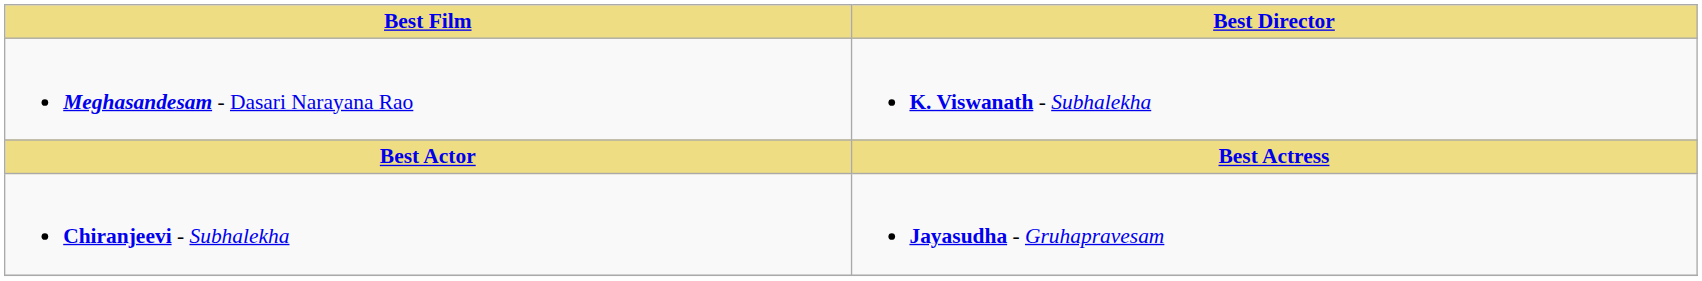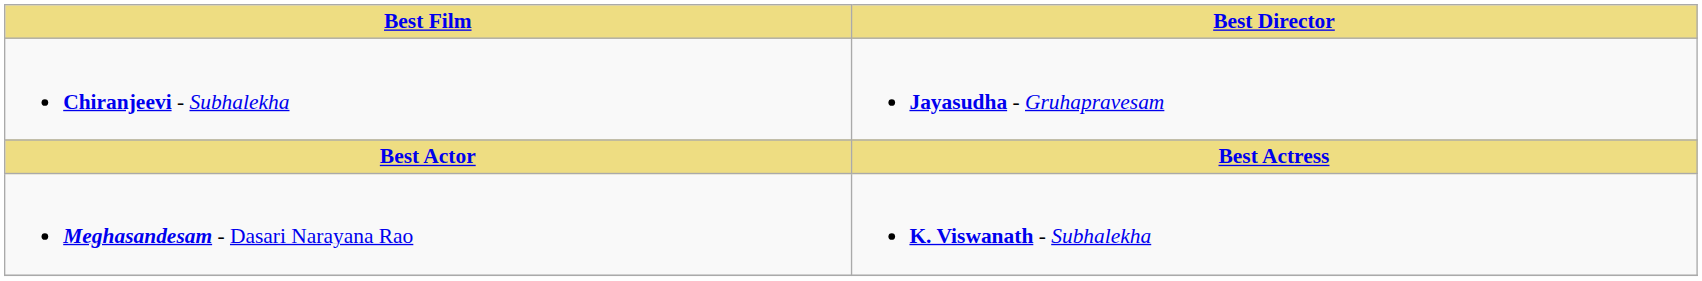rows swapped: (428, 101) <-> (428, 236)
